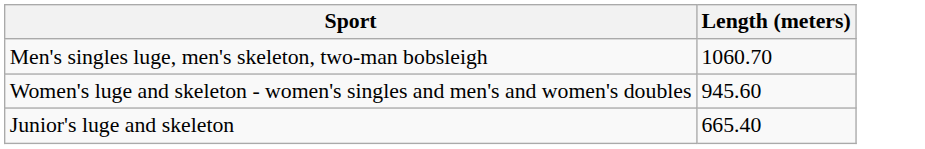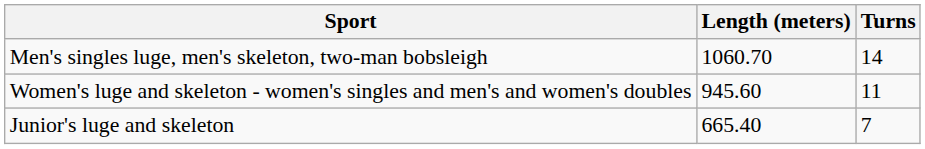+ column: (888, 21)
